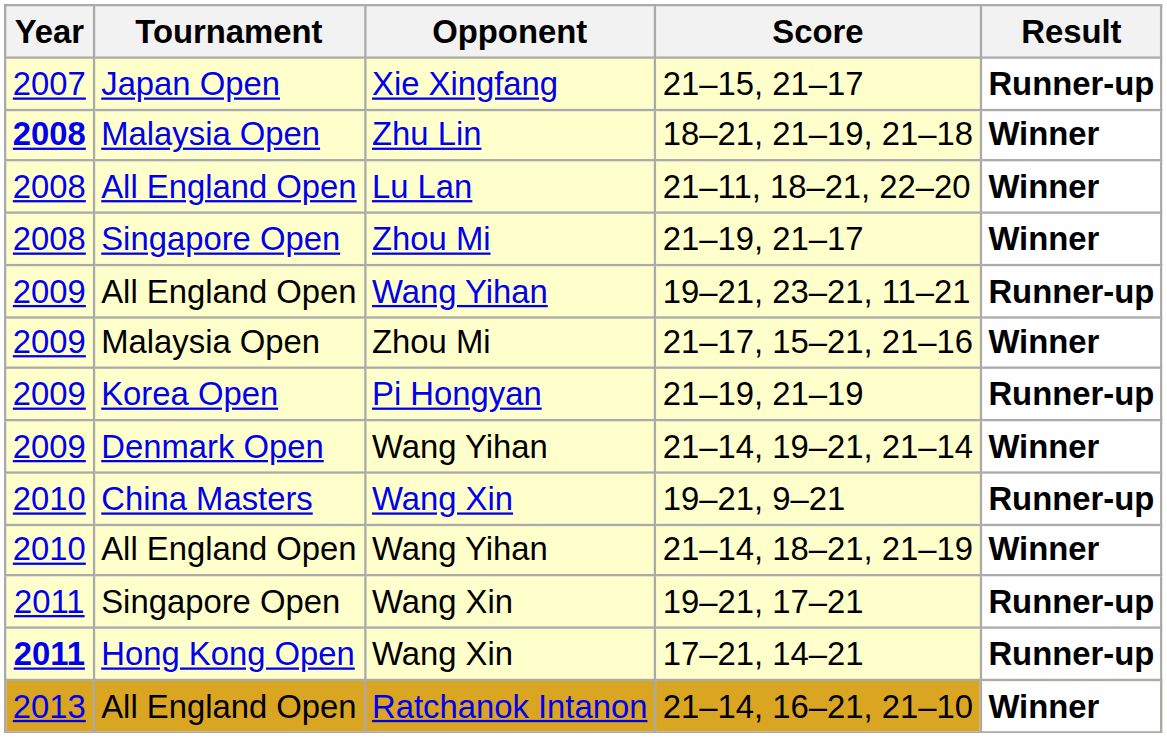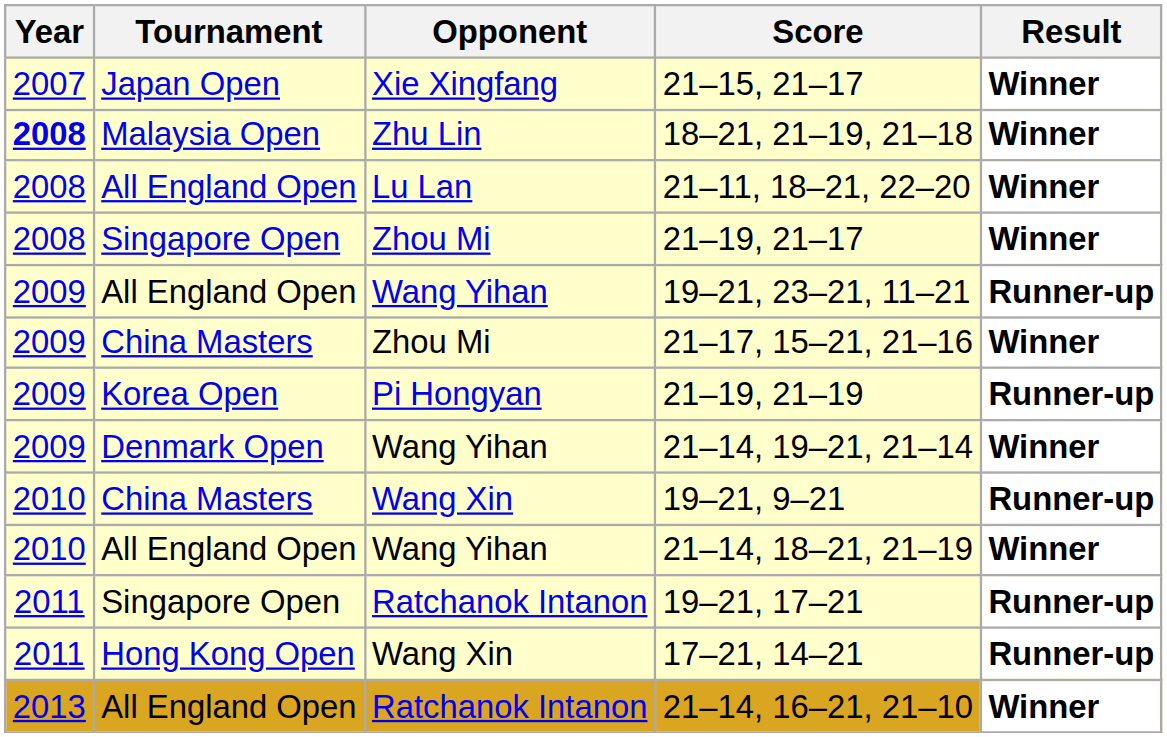(1071, 83) Runner-up -> (1044, 83) Winner
(211, 343) Malaysia Open -> (207, 343) China Masters
(443, 602) Wang Xin -> (510, 602) Ratchanok Intanon
(49, 654) bold -> (49, 654) normal
